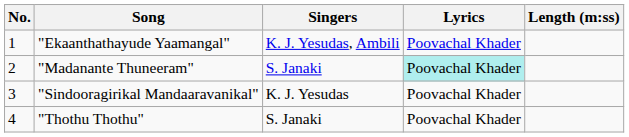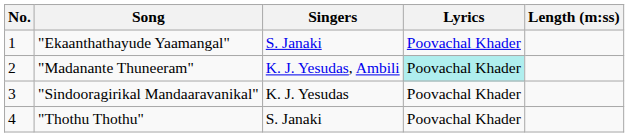(333, 43) K. J. Yesudas, Ambili -> (294, 43) S. Janaki
(294, 68) S. Janaki -> (333, 68) K. J. Yesudas, Ambili
